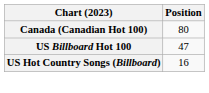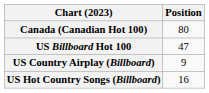+ row: (84, 63)
